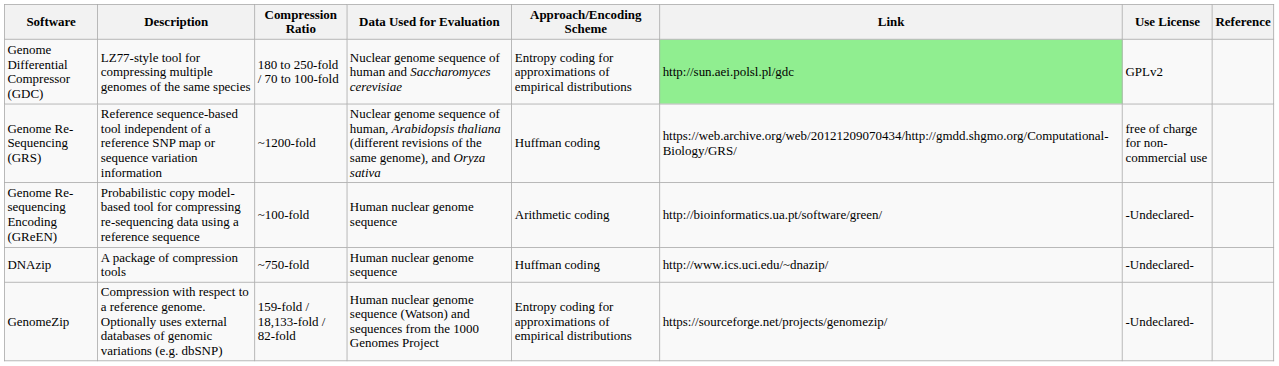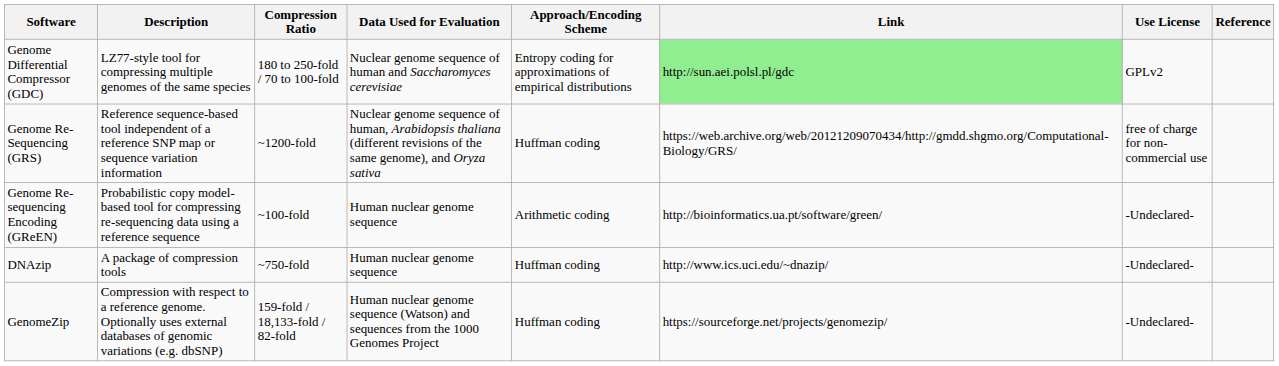(573, 321) Entropy coding for approximations of empirical distributions -> (557, 321) Huffman coding
